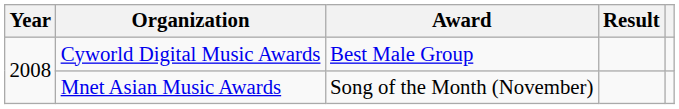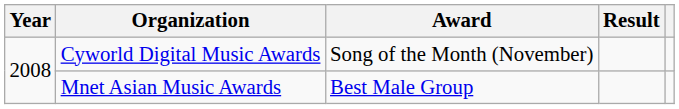(402, 53) Best Male Group -> (462, 53) Song of the Month (November)
(462, 86) Song of the Month (November) -> (402, 86) Best Male Group
